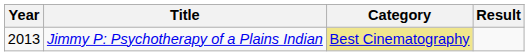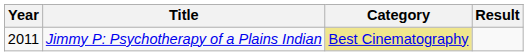(24, 39) 2013 -> (23, 39) 2011
